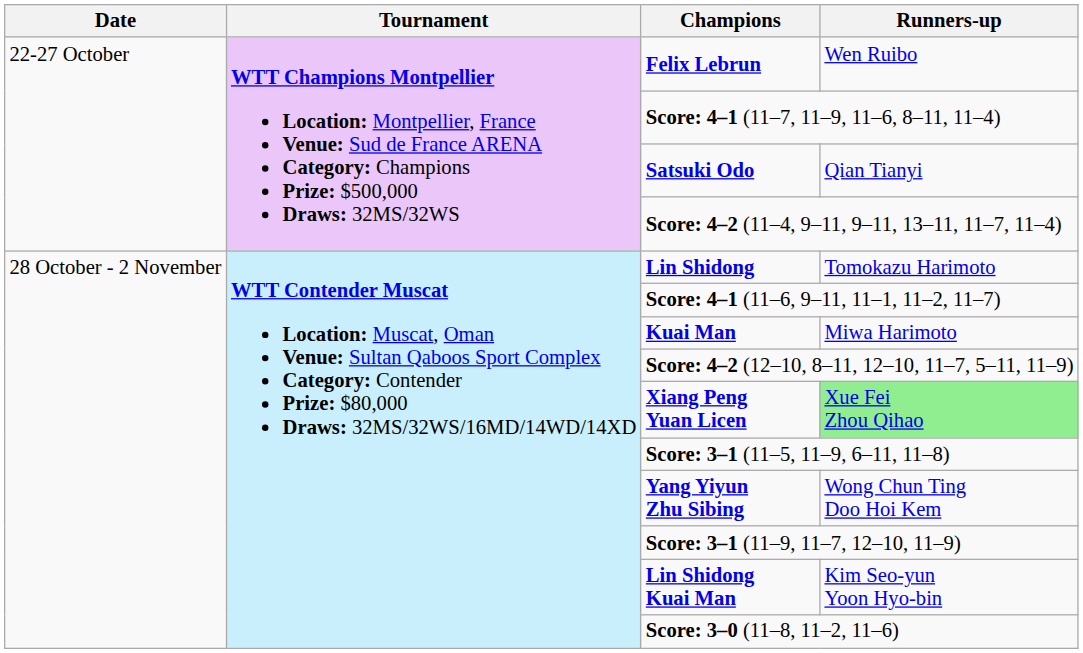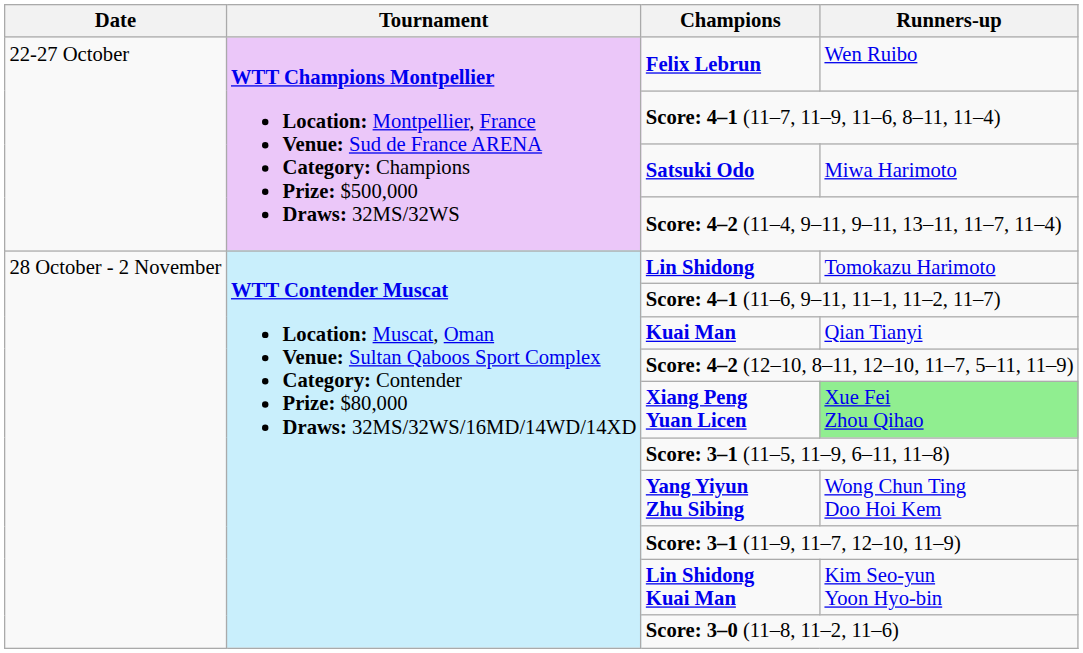(873, 170) Qian Tianyi -> (891, 170) Miwa Harimoto
(891, 332) Miwa Harimoto -> (873, 332) Qian Tianyi
